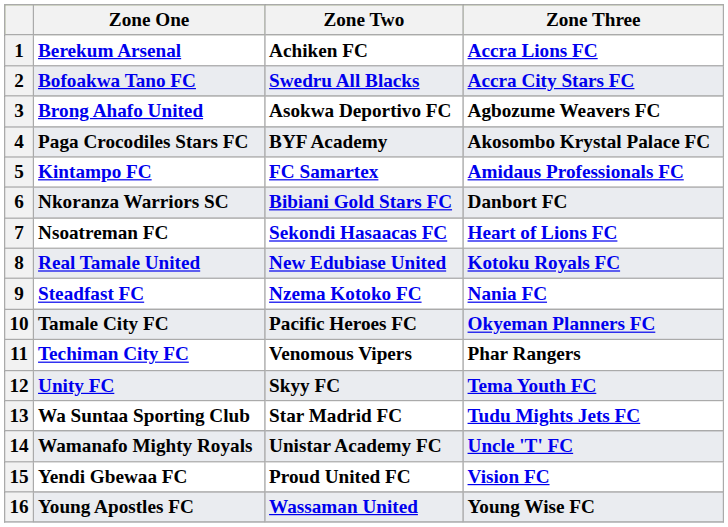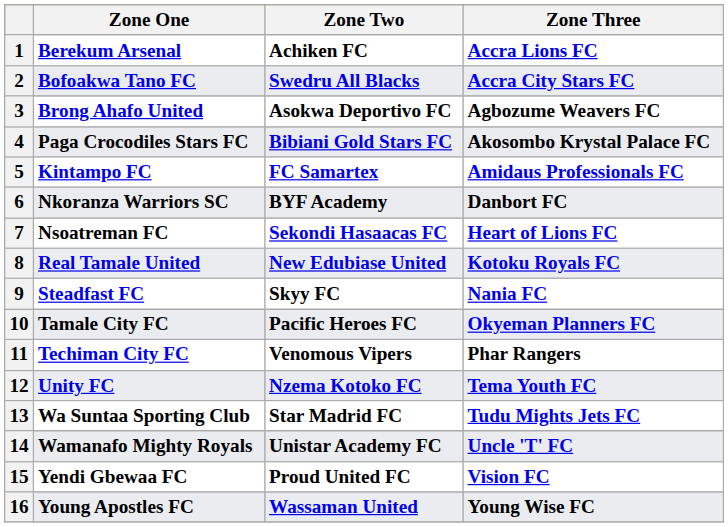(328, 141) BYF Academy -> (361, 141) Bibiani Gold Stars FC
(361, 202) Bibiani Gold Stars FC -> (328, 202) BYF Academy
(345, 293) Nzema Kotoko FC -> (305, 293) Skyy FC
(305, 385) Skyy FC -> (345, 385) Nzema Kotoko FC
